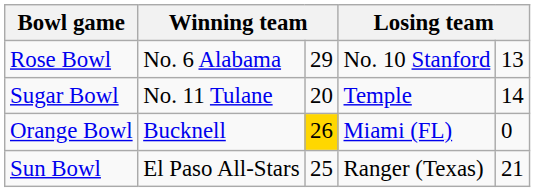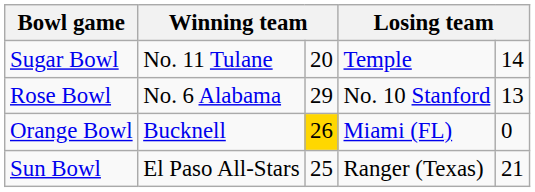rows swapped: (61, 58) <-> (64, 95)
